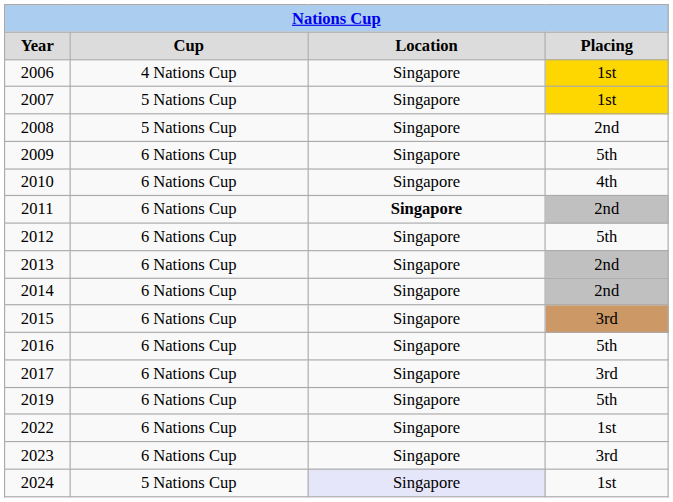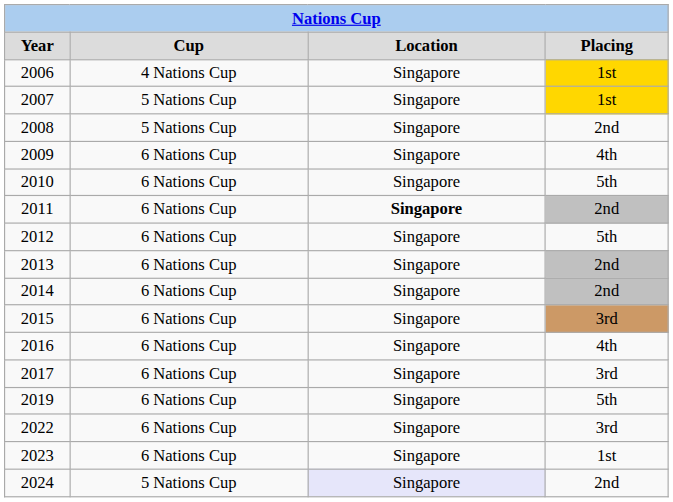(607, 155) 5th -> (607, 155) 4th
(607, 182) 4th -> (607, 182) 5th
(607, 346) 5th -> (607, 346) 4th
(607, 428) 1st -> (607, 428) 3rd
(607, 455) 3rd -> (607, 455) 1st
(607, 482) 1st -> (607, 482) 2nd
